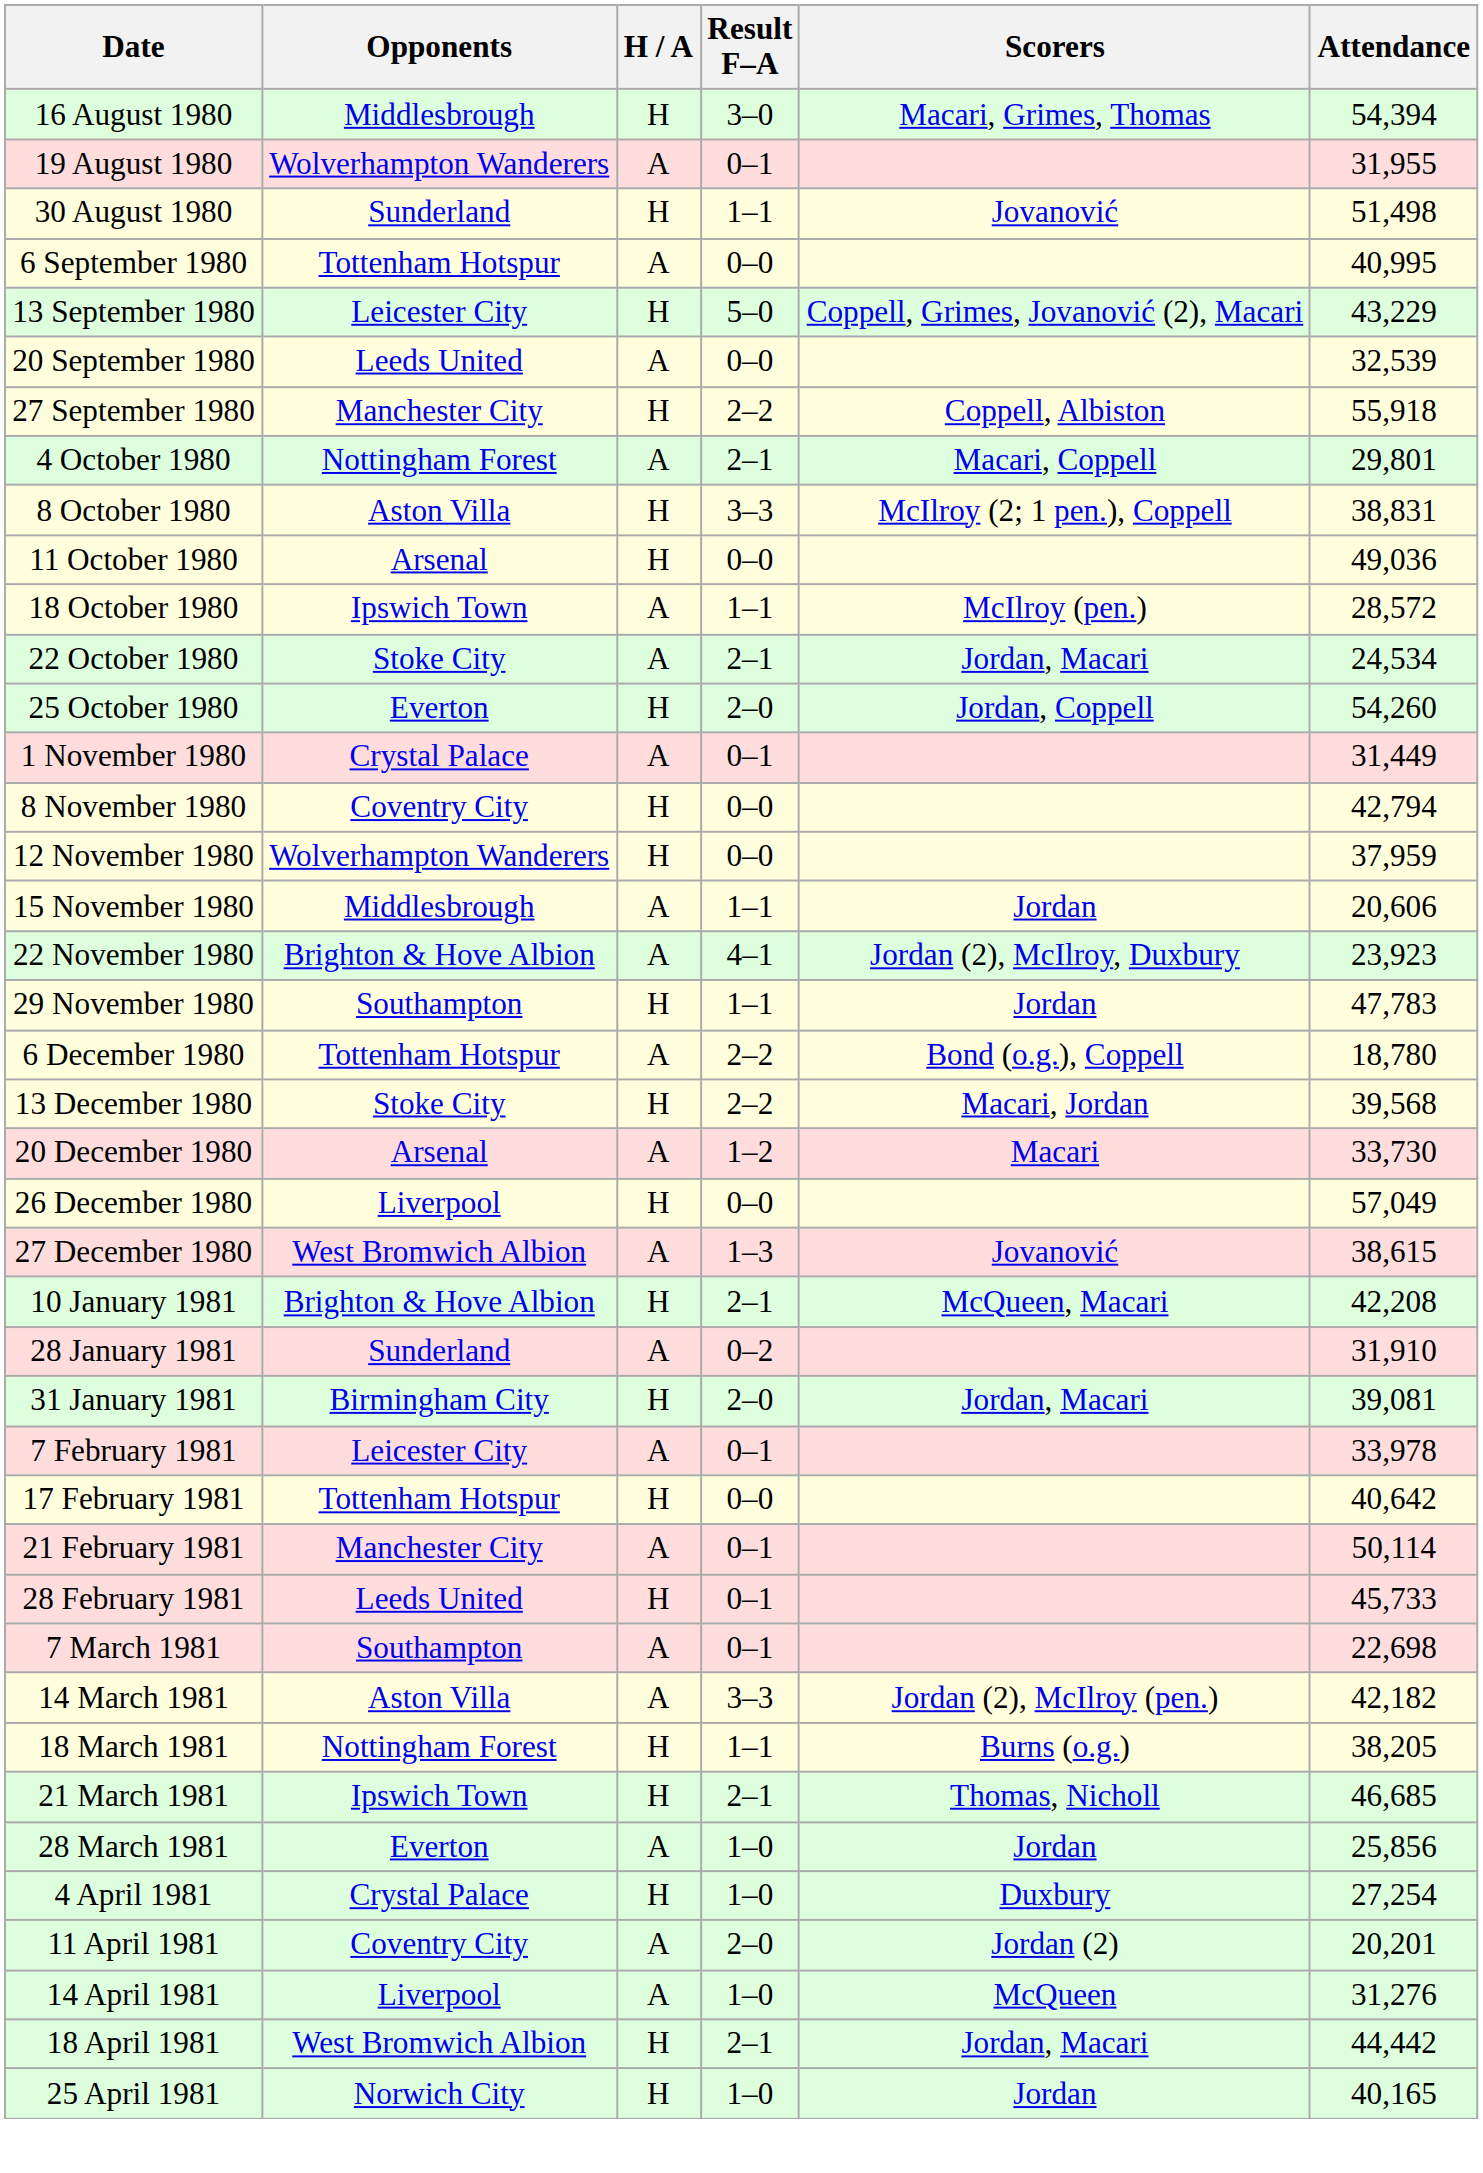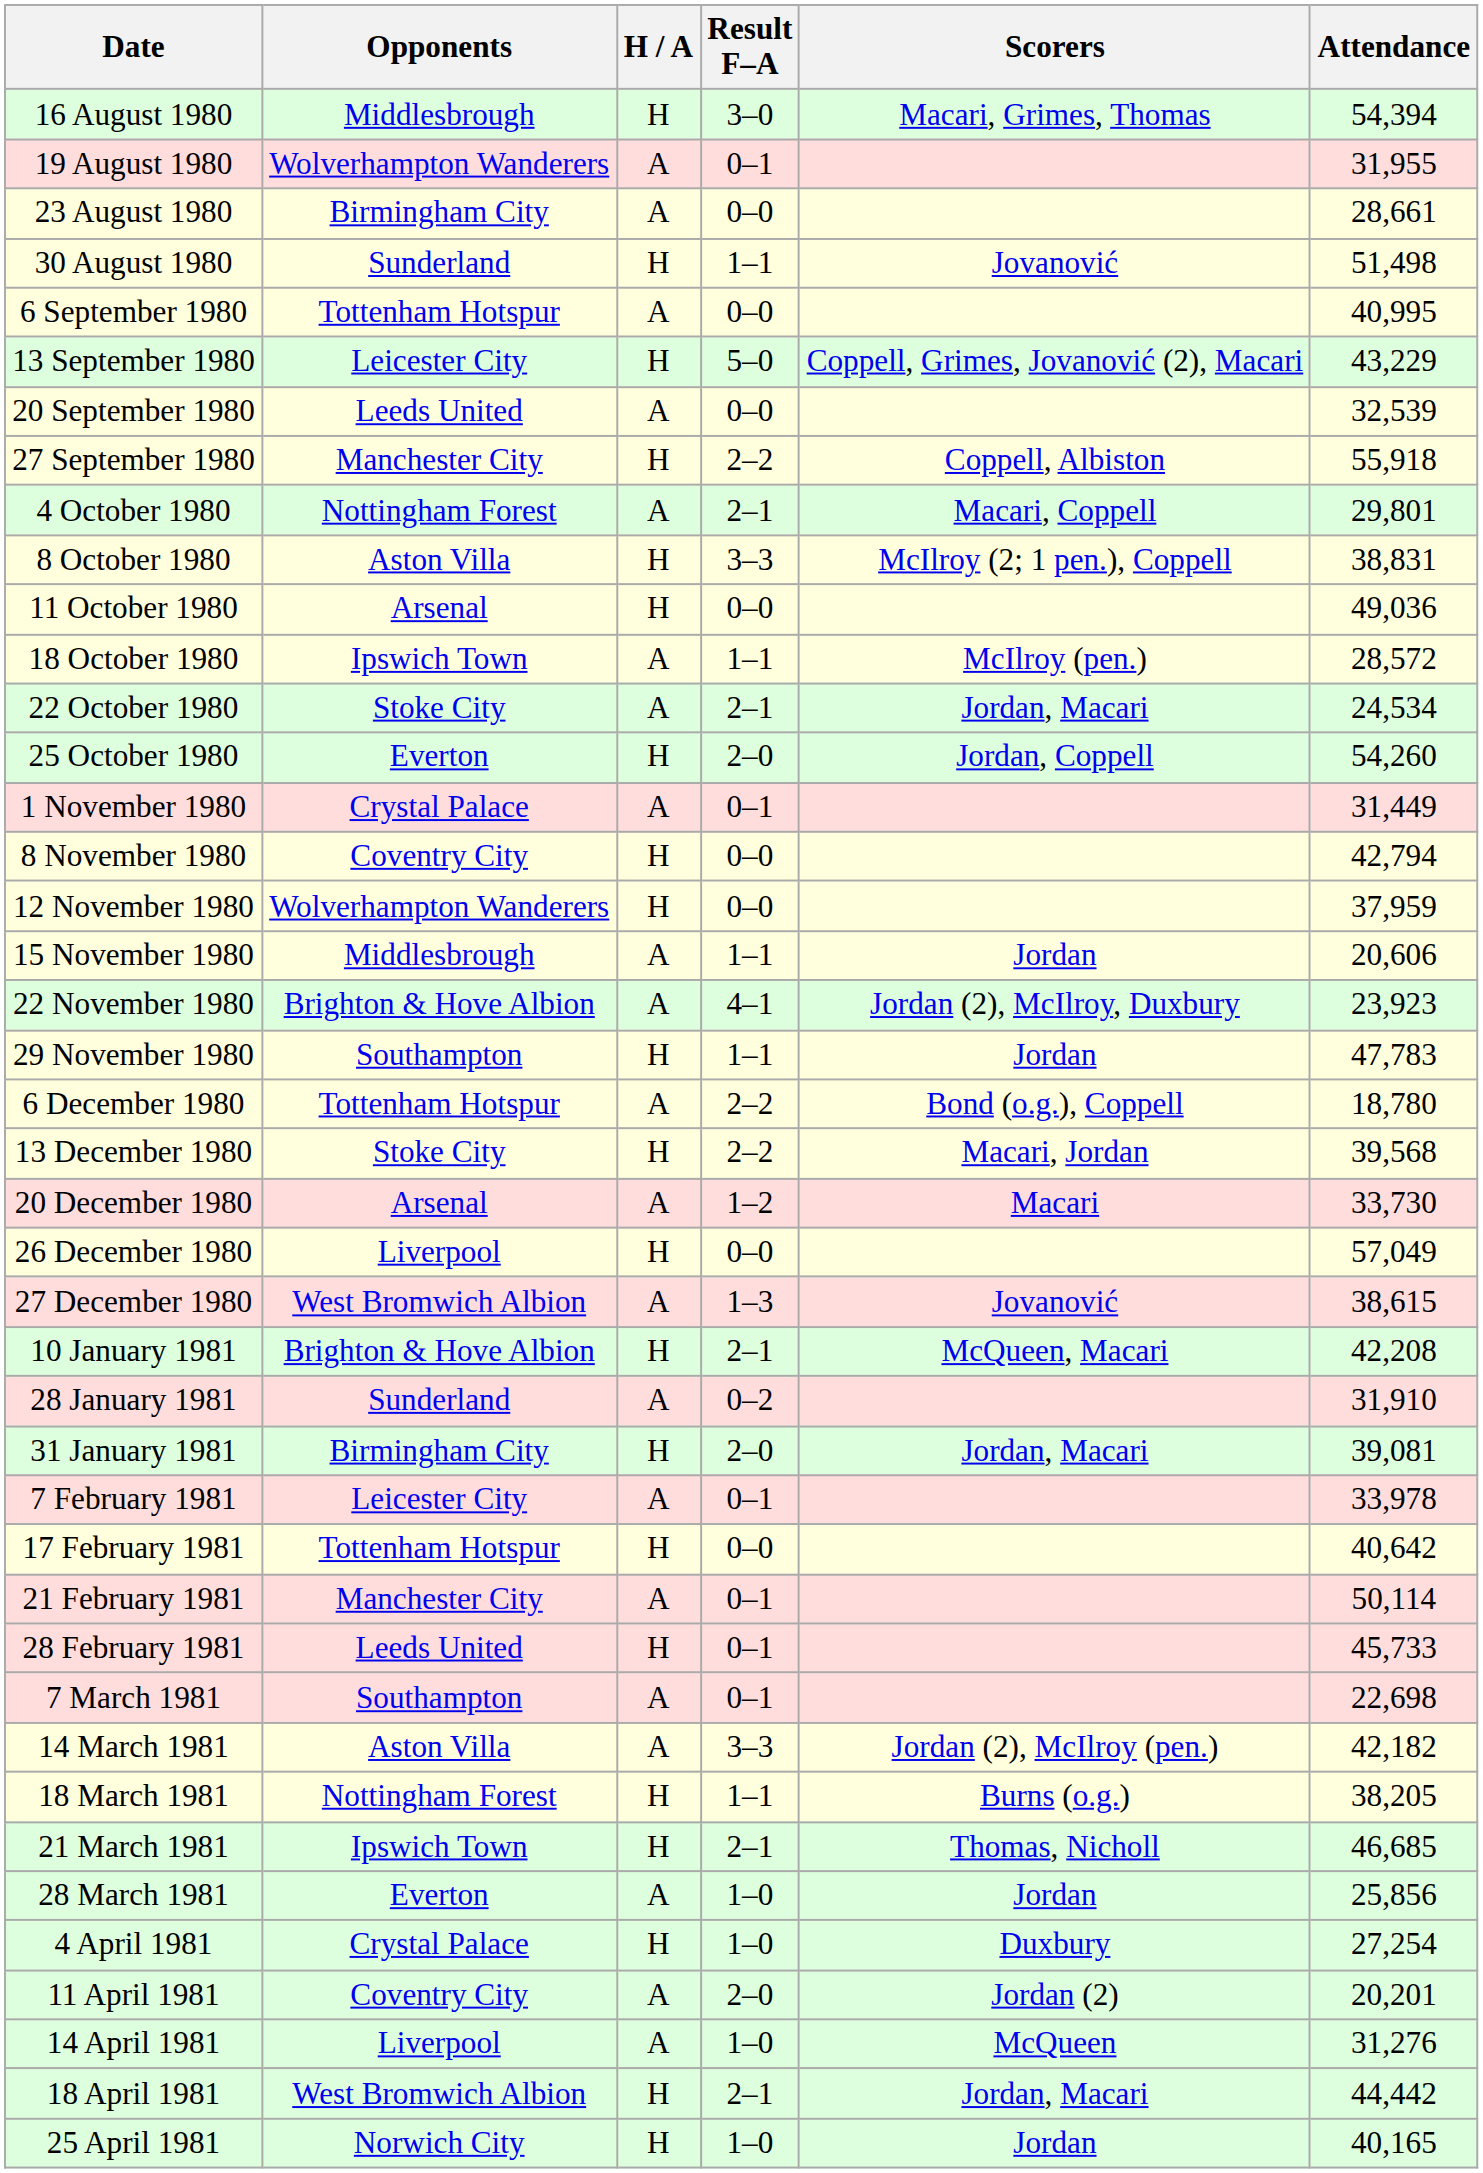+ row: (133, 212)
